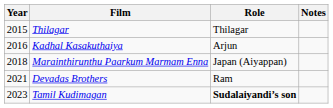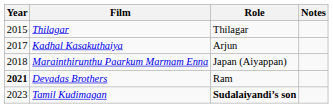(17, 45) 2016 -> (17, 45) 2017
(17, 78) normal -> (17, 78) bold
